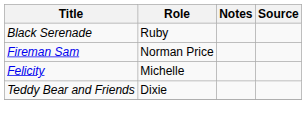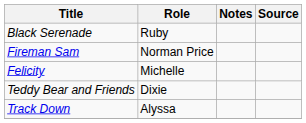+ row: (39, 109)
